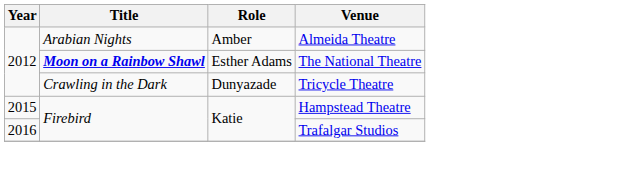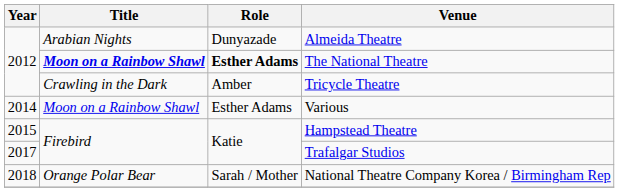(232, 38) Amber -> (244, 38) Dunyazade
(252, 61) normal -> (255, 61) bold
(244, 84) Dunyazade -> (232, 84) Amber
+ row: (327, 107)
(22, 130) 2016 -> (22, 152) 2017
+ row: (458, 175)
